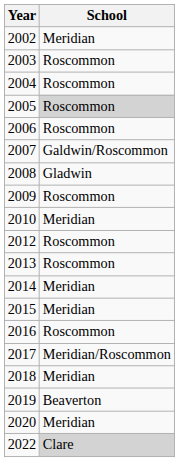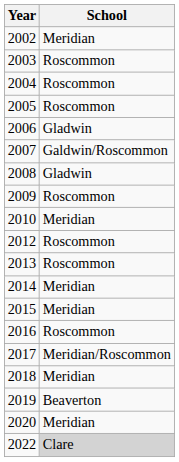(79, 106) lightgrey background -> (79, 106) no background
(79, 128) Roscommon -> (67, 128) Gladwin
